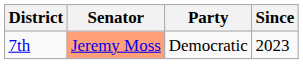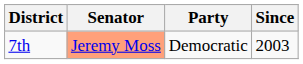(273, 44) 2023 -> (273, 44) 2003
